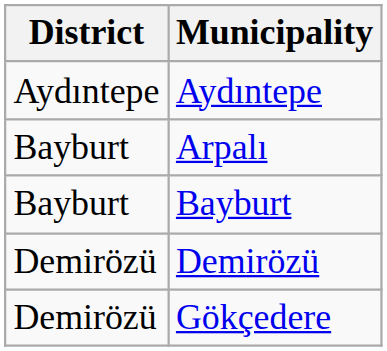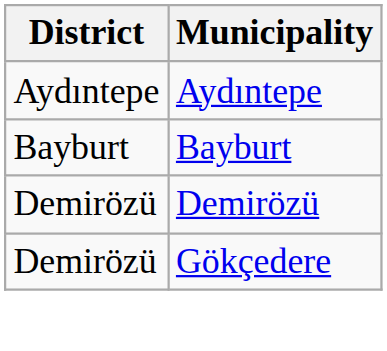- row: (222, 146)
